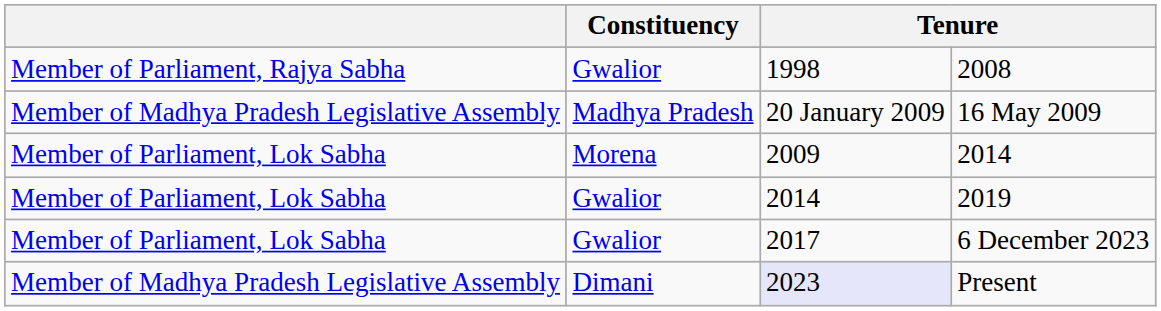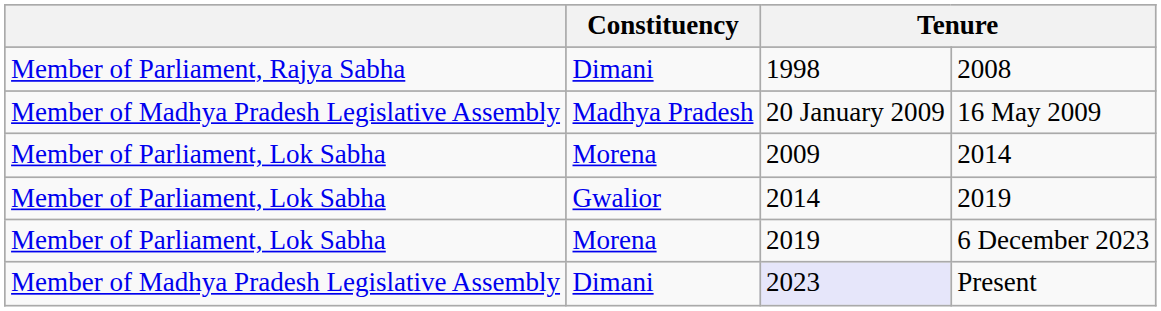(617, 68) Gwalior -> (613, 68) Dimani
(617, 240) Gwalior -> (615, 240) Morena
(793, 240) 2017 -> (793, 240) 2019
